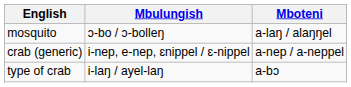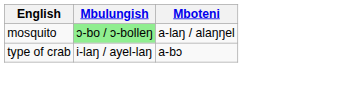(126, 33) no background -> (115, 33) lightgreen background
- row: (45, 52)
